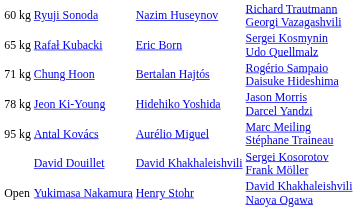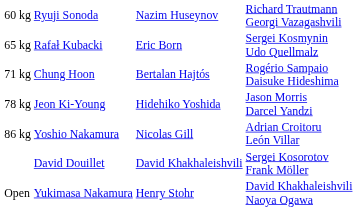+ row: (18, 134)
- row: (18, 134)
